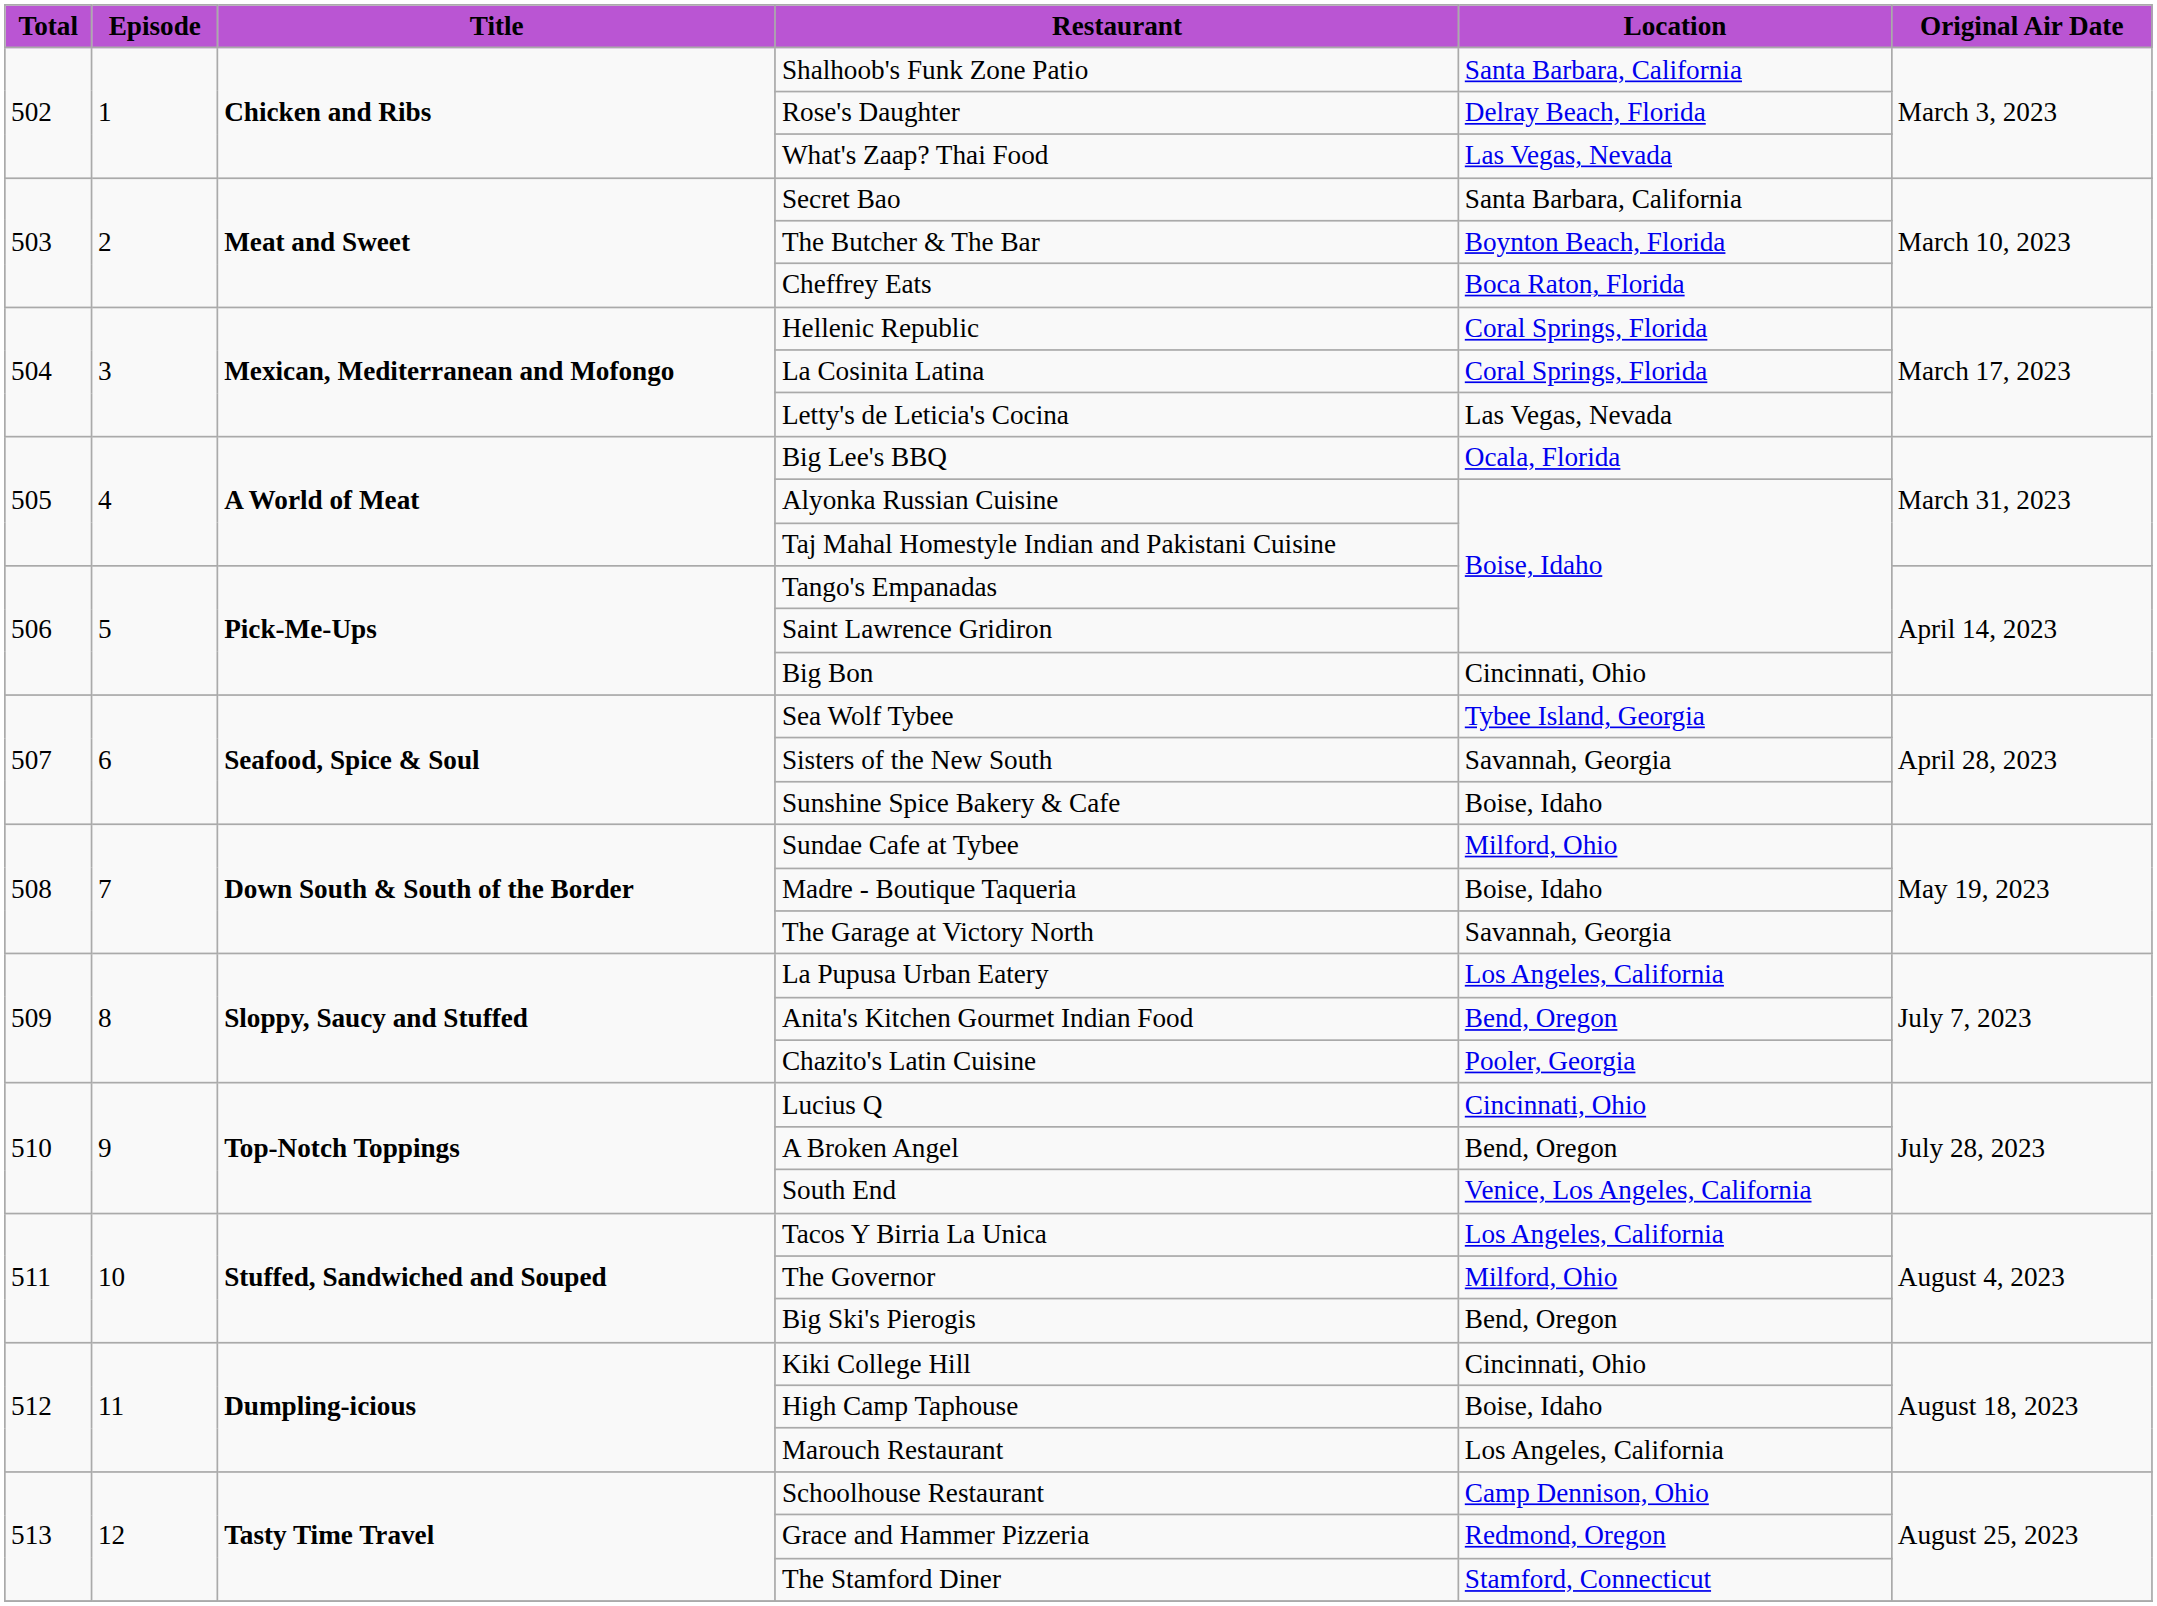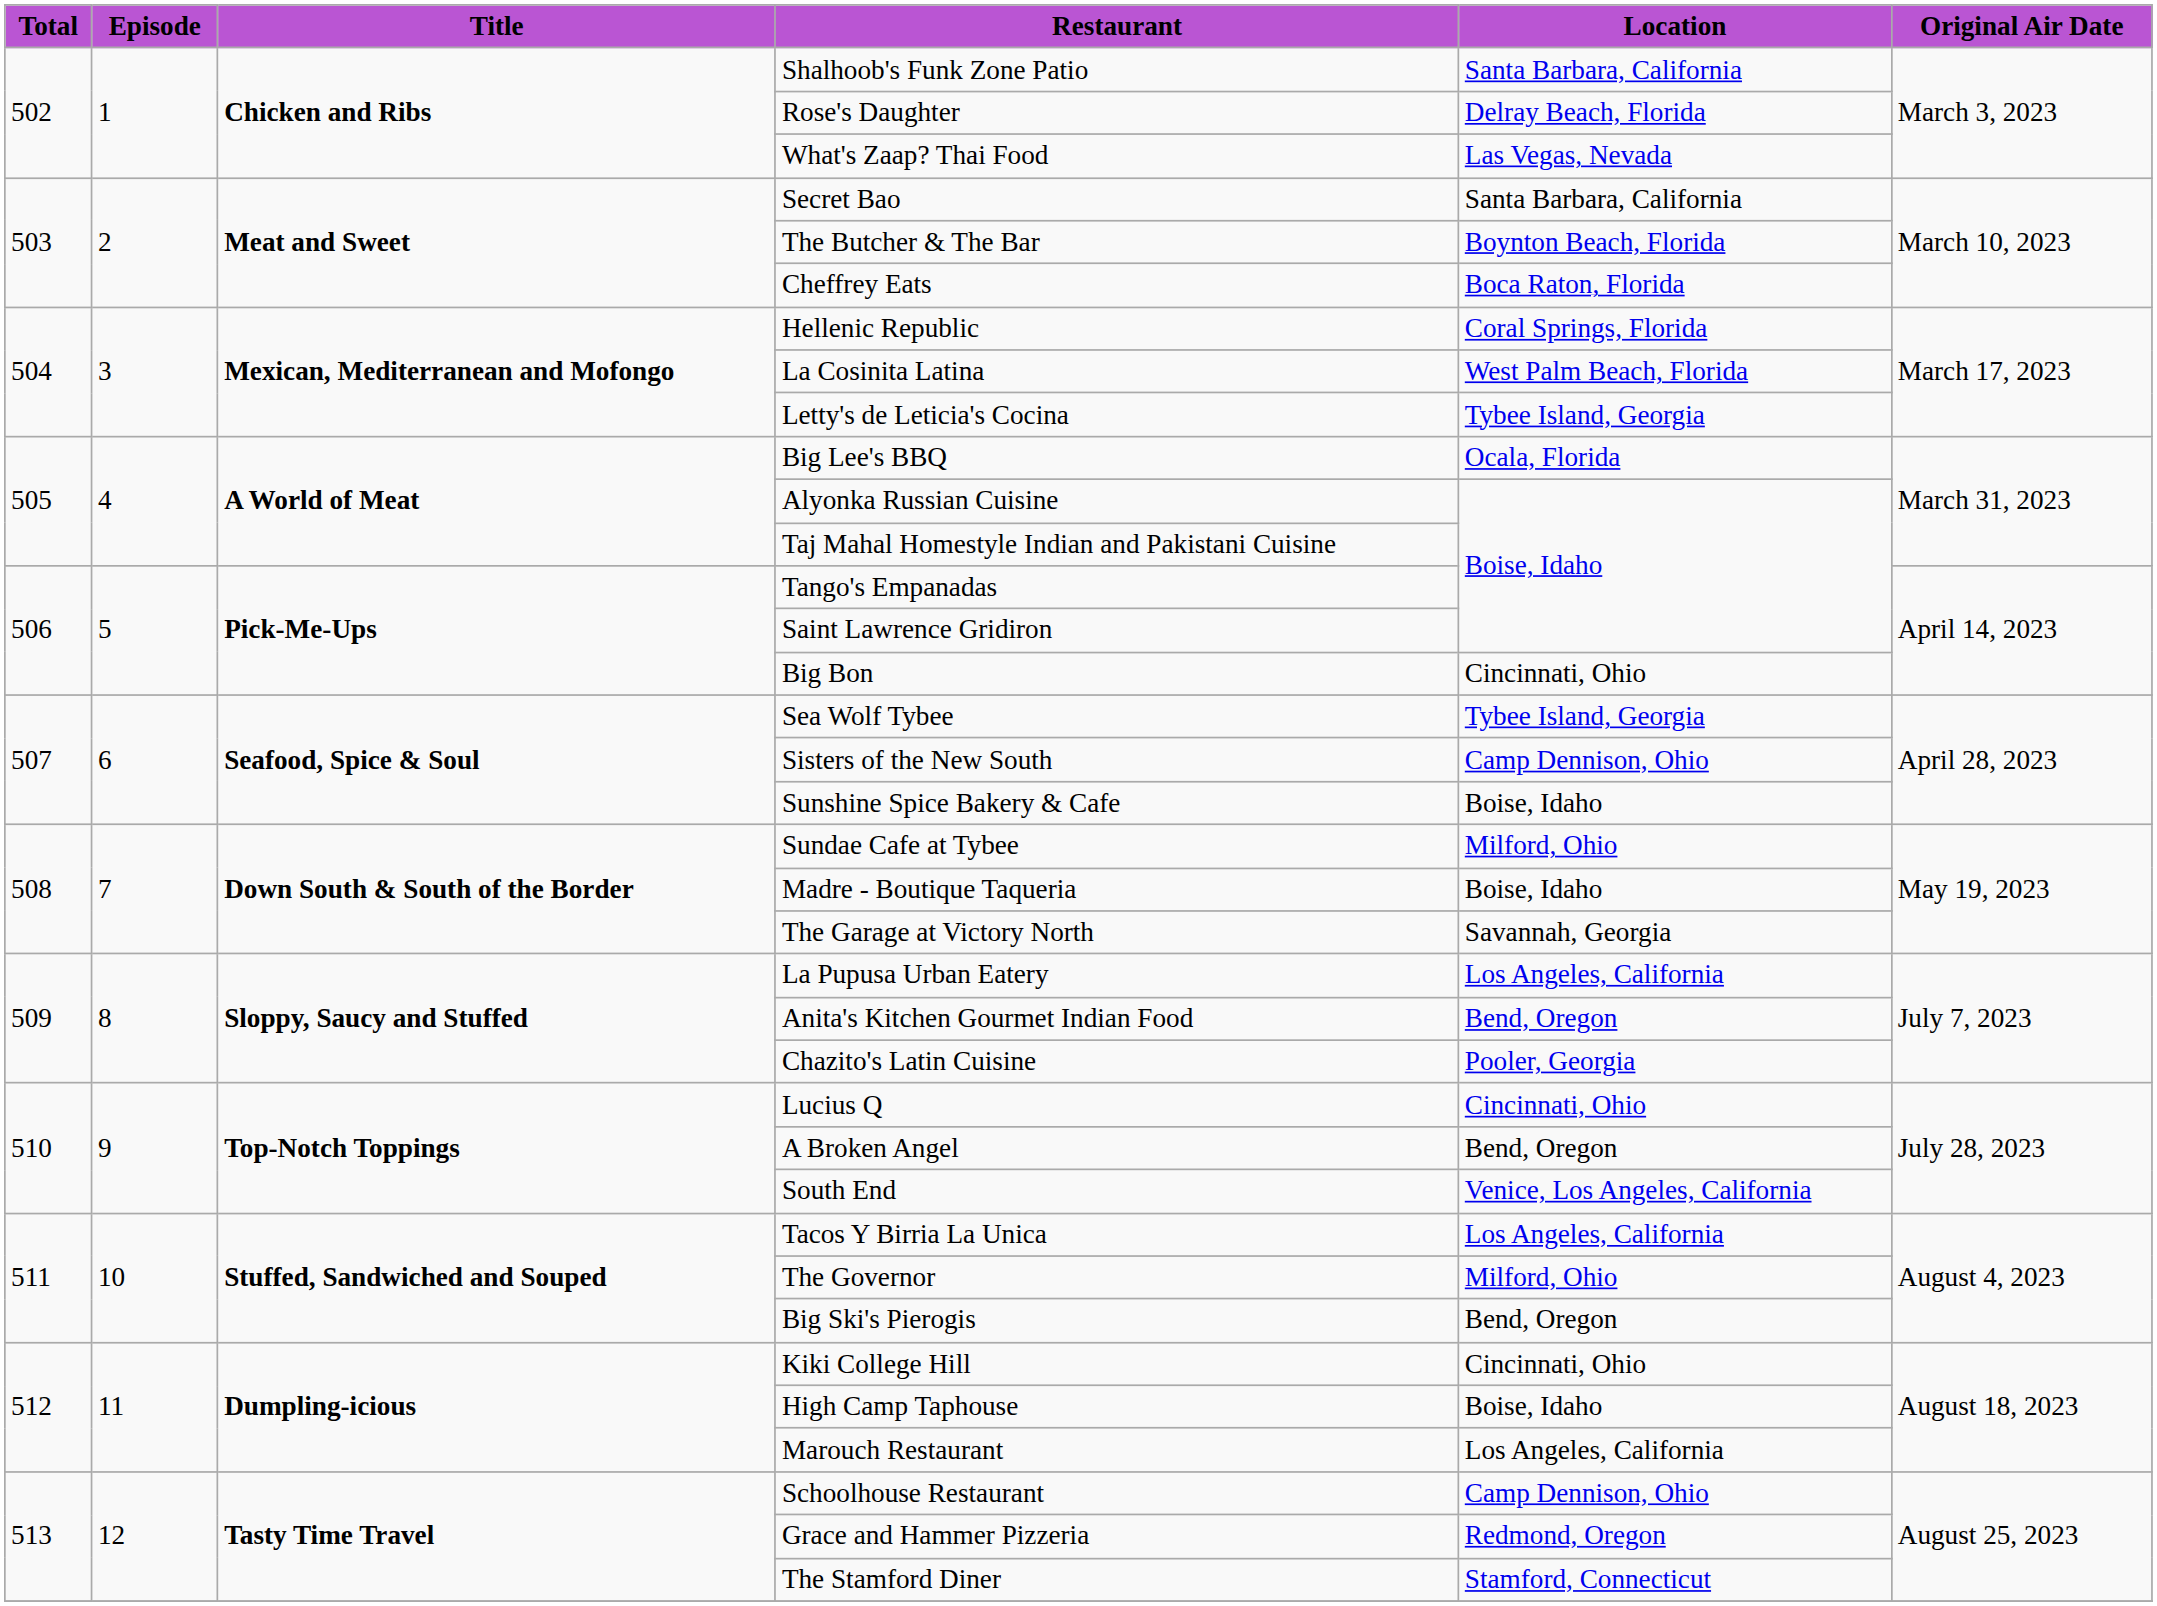(1586, 371) Coral Springs, Florida -> (1606, 371) West Palm Beach, Florida
(1568, 414) Las Vegas, Nevada -> (1585, 414) Tybee Island, Georgia
(1568, 759) Savannah, Georgia -> (1587, 759) Camp Dennison, Ohio
